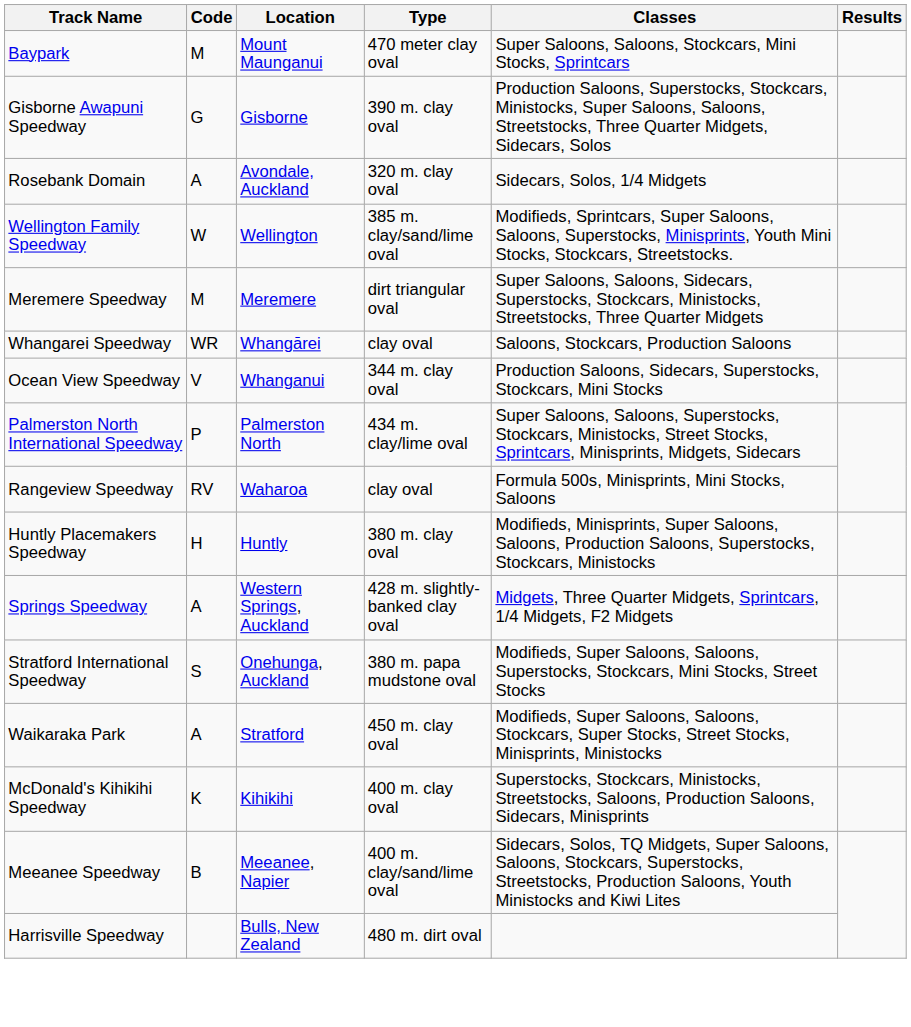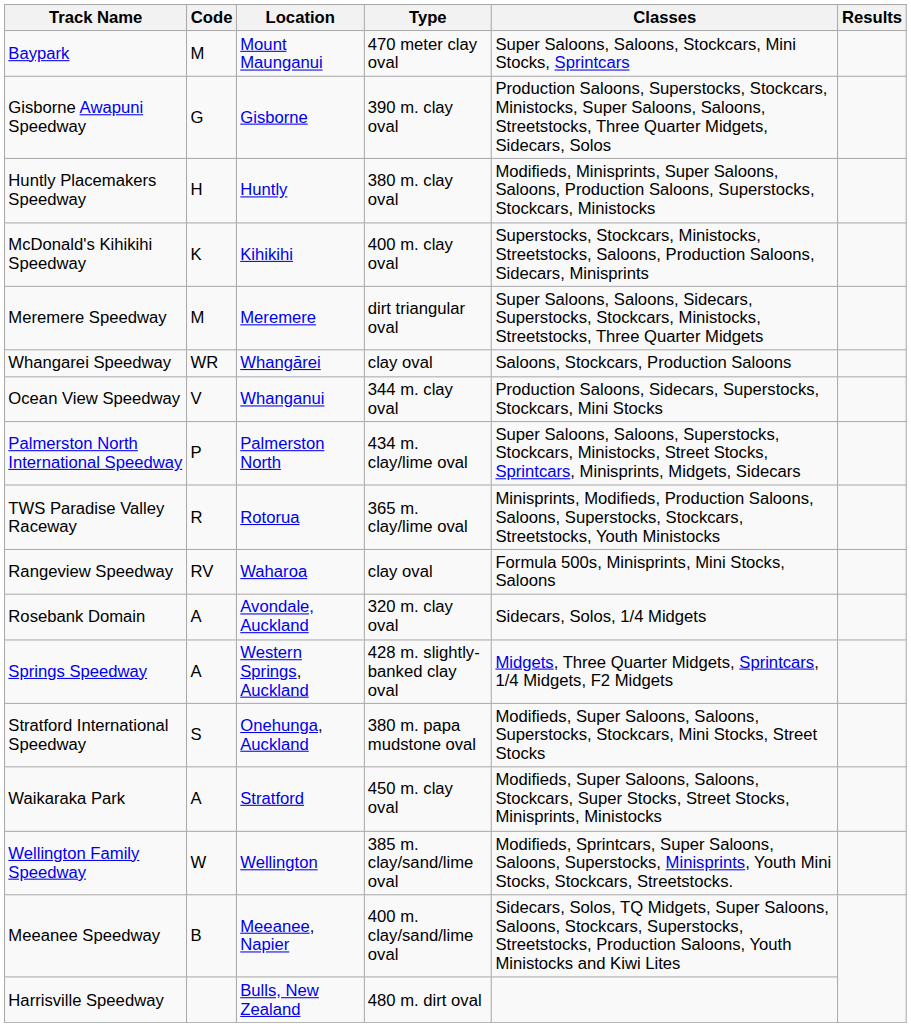rows swapped: (82, 543) <-> (77, 181)
rows swapped: (80, 798) <-> (74, 235)
+ row: (86, 517)
